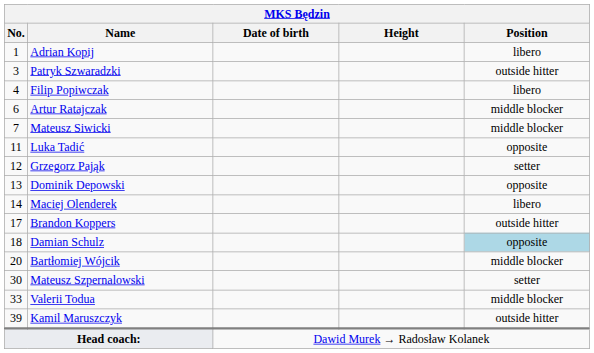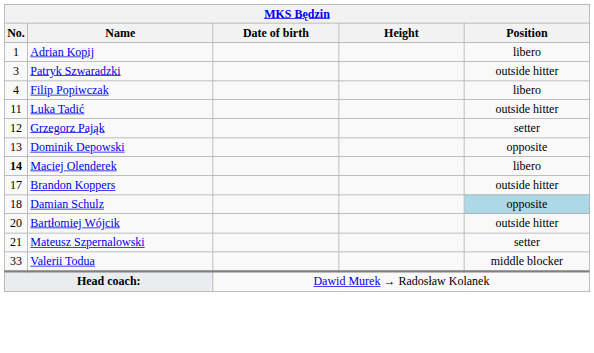- row: (68, 109)
- row: (71, 128)
(527, 147) opposite -> (527, 109) outside hitter
(16, 204) normal -> (16, 166) bold
(527, 261) middle blocker -> (527, 223) outside hitter
(16, 280) 30 -> (16, 242) 21
- row: (76, 318)
